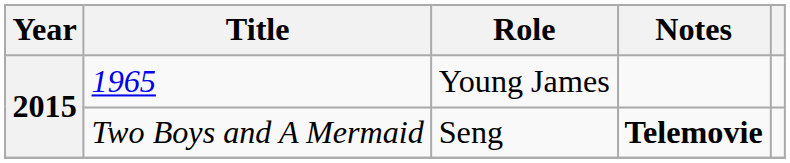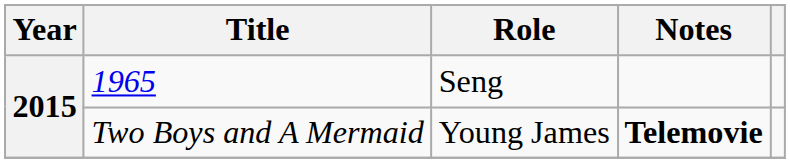(524, 81) Young James -> (471, 81) Seng
(471, 132) Seng -> (524, 132) Young James
